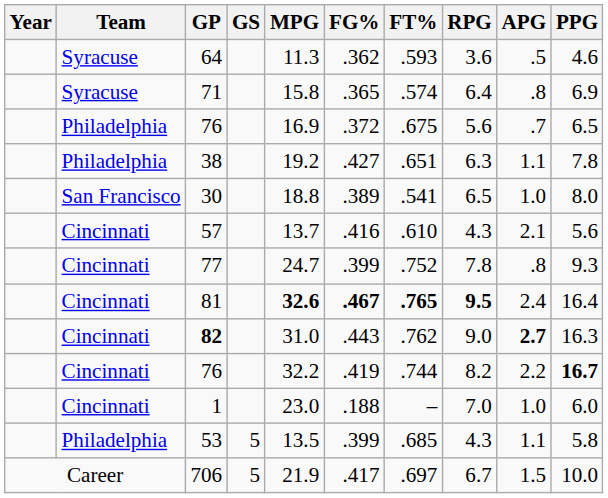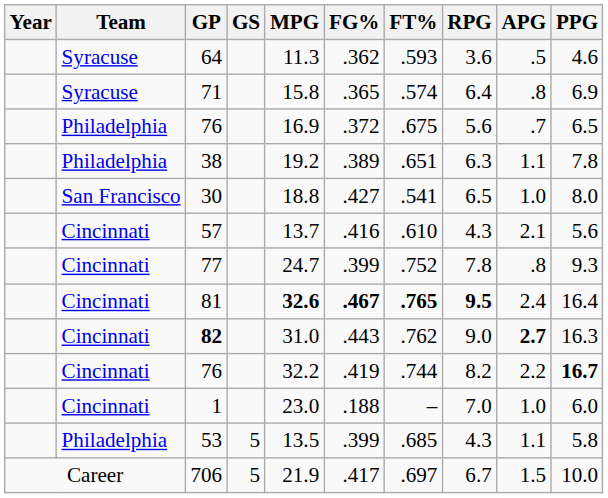(361, 161) .427 -> (361, 161) .389
(361, 196) .389 -> (361, 196) .427
